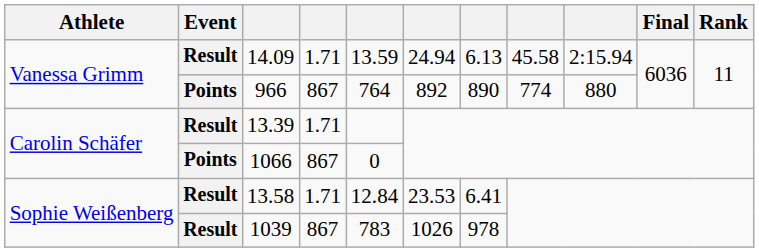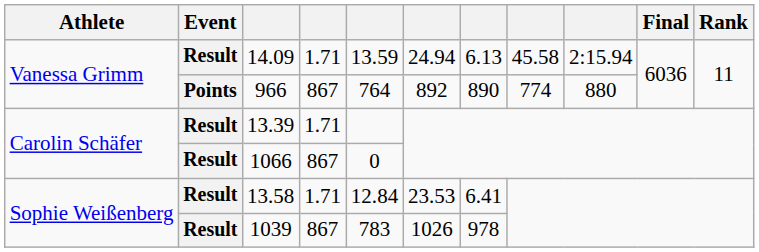(210, 160) Points -> (210, 160) Result
